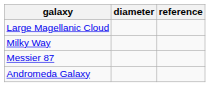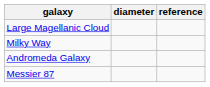rows swapped: (30, 58) <-> (48, 74)
